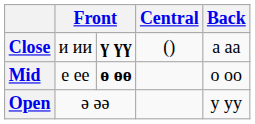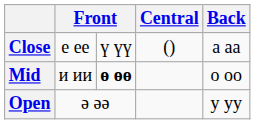(75, 47) и ии -> (75, 47) е ее
(116, 47) bold -> (116, 47) normal
(75, 75) е ее -> (75, 75) и ии
